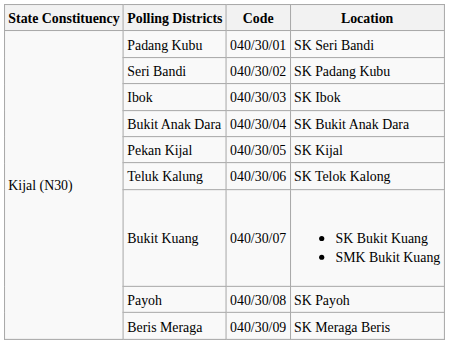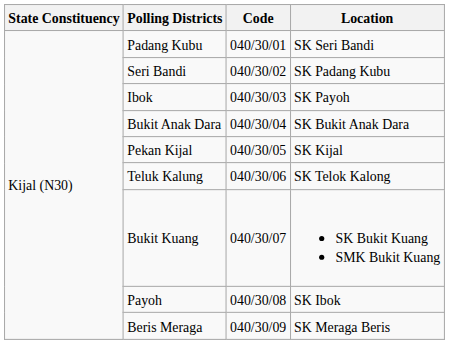(317, 97) SK Ibok -> (322, 97) SK Payoh
(322, 300) SK Payoh -> (317, 300) SK Ibok
